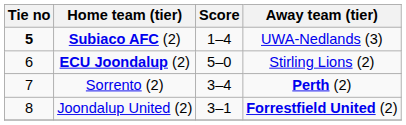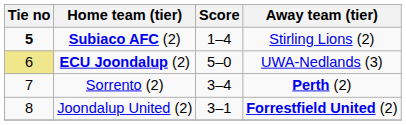(322, 39) UWA-Nedlands (3) -> (322, 39) Stirling Lions (2)
(29, 62) no background -> (29, 62) khaki background
(322, 62) Stirling Lions (2) -> (322, 62) UWA-Nedlands (3)
